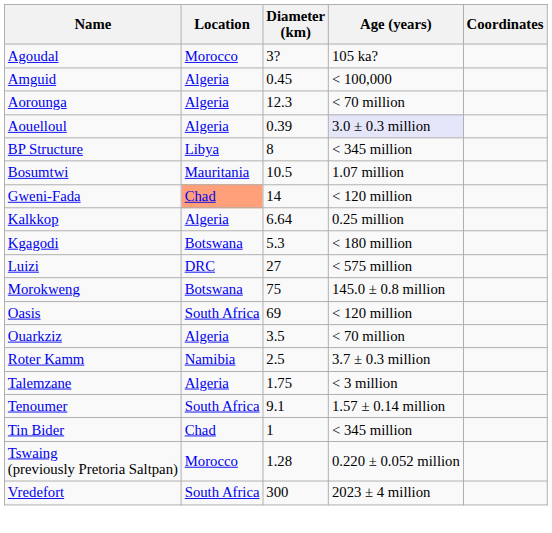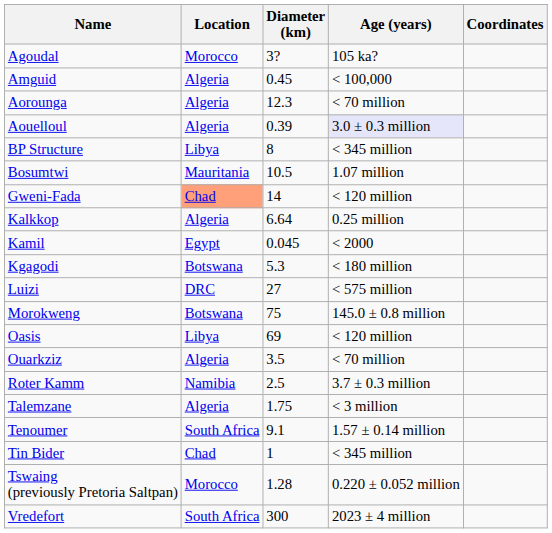+ row: (26, 242)
(222, 312) South Africa -> (202, 336) Libya
